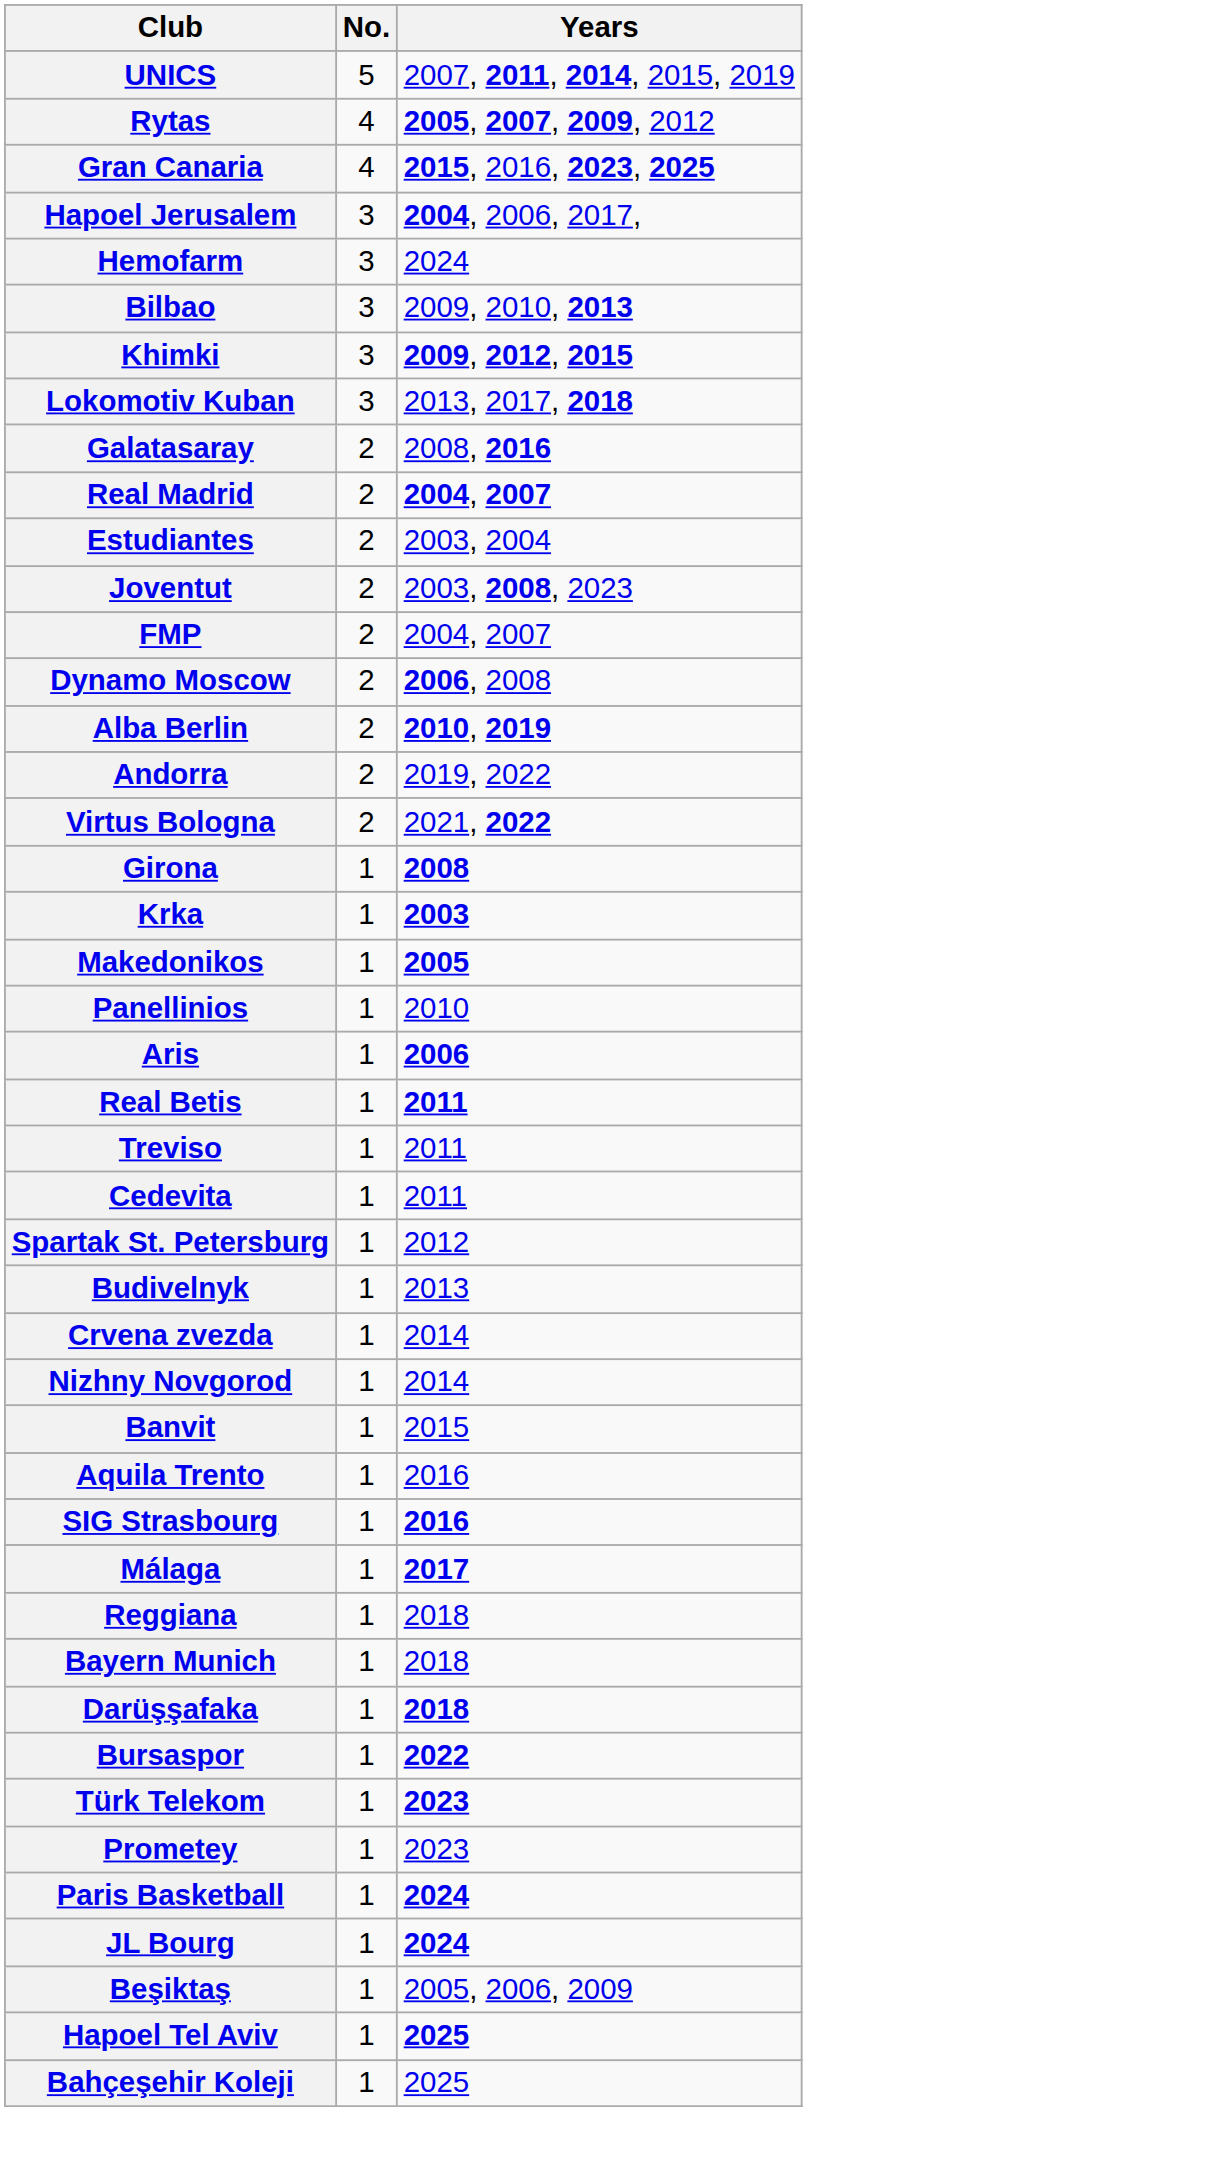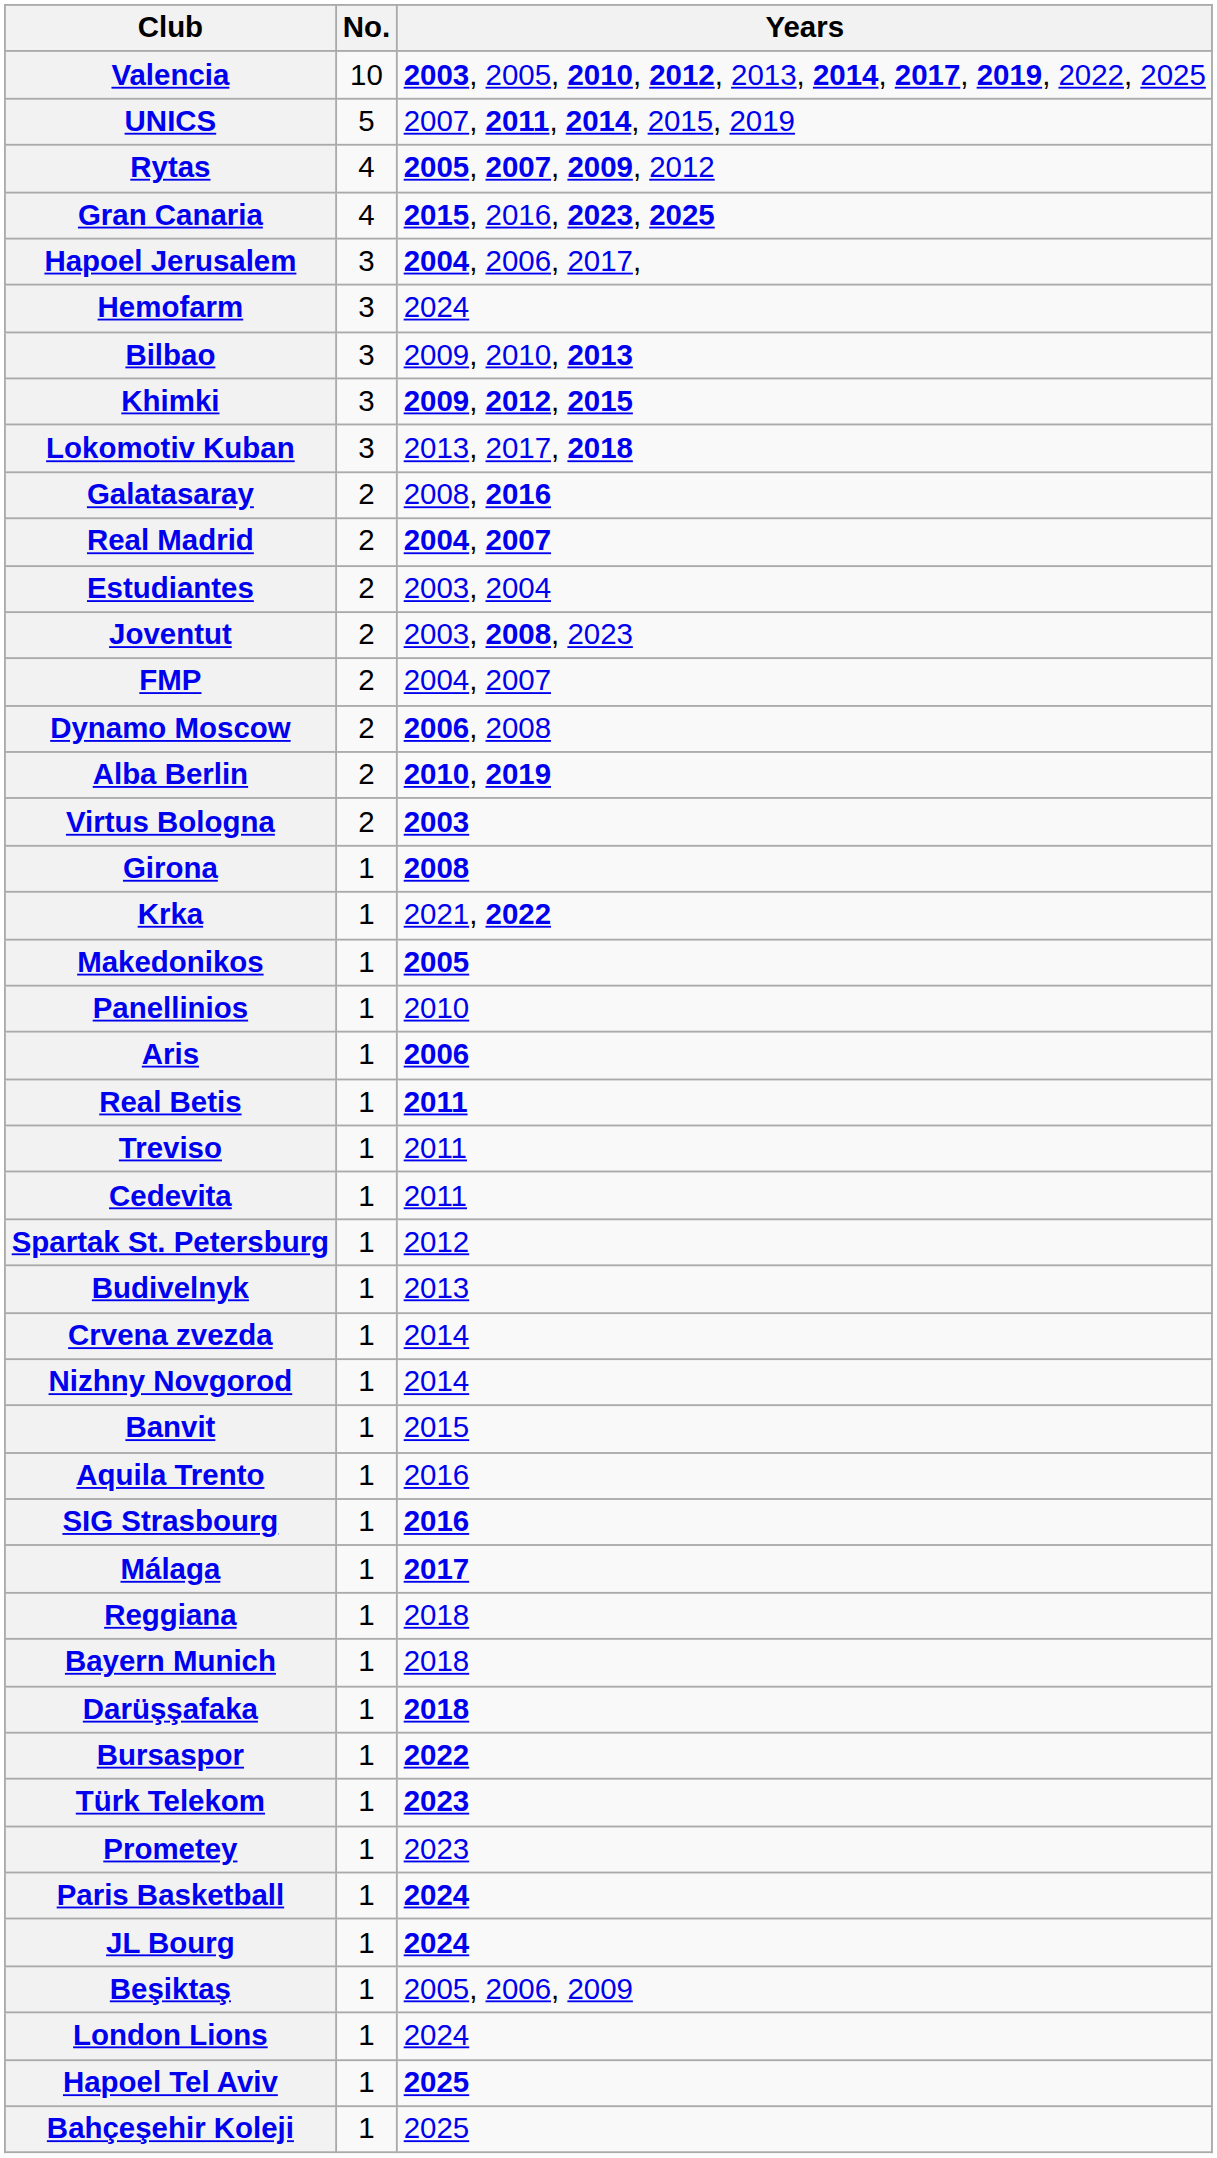+ row: (170, 74)
- row: (170, 774)
(477, 821) 2021, 2022 -> (436, 821) 2003
(436, 914) 2003 -> (477, 914) 2021, 2022
+ row: (170, 2035)
